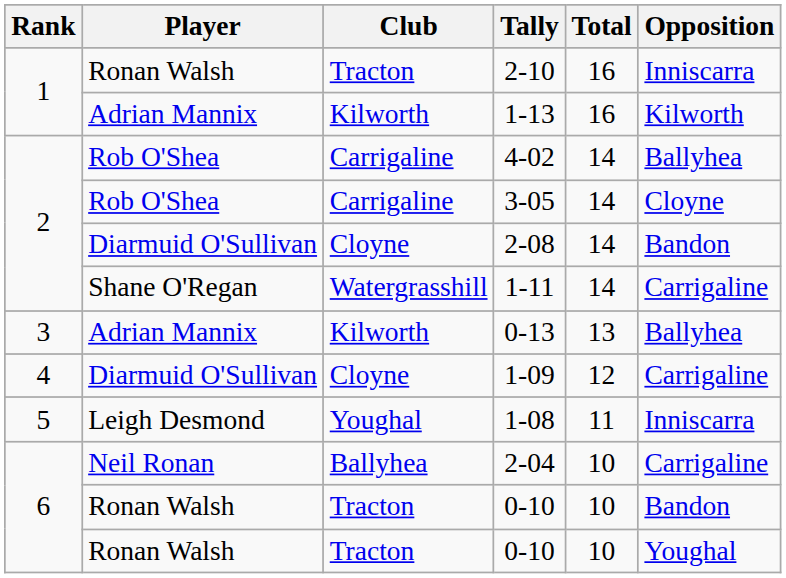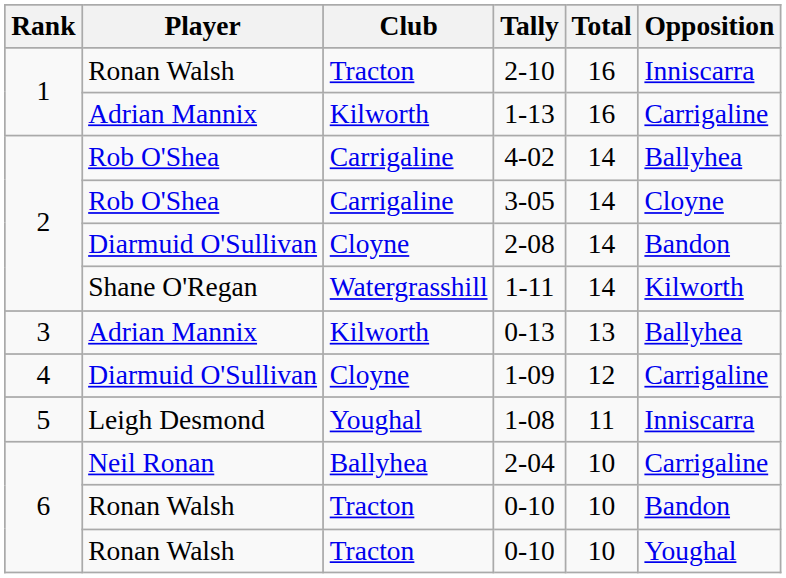(694, 113) Kilworth -> (706, 113) Carrigaline
(706, 288) Carrigaline -> (694, 288) Kilworth
